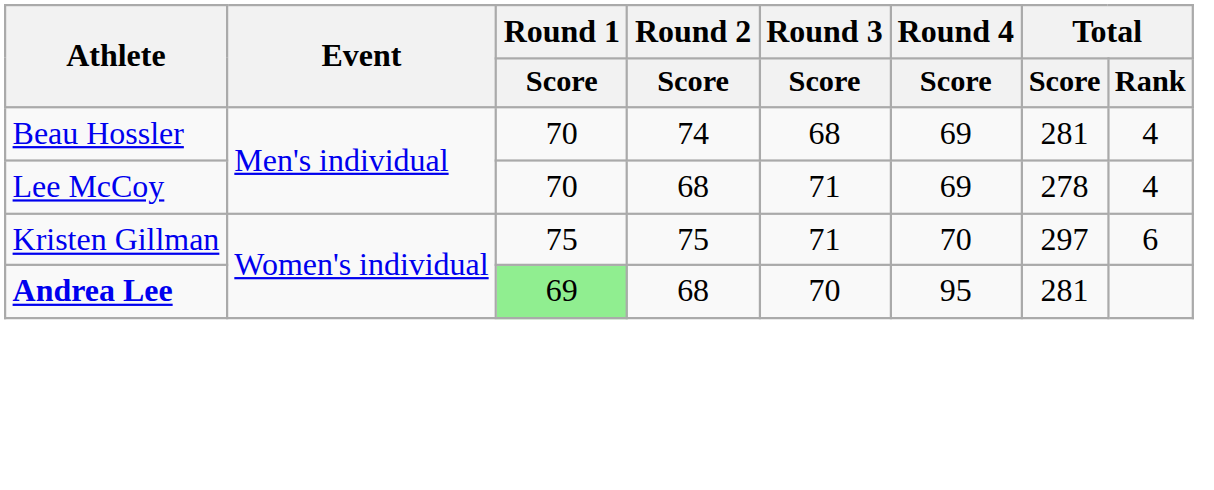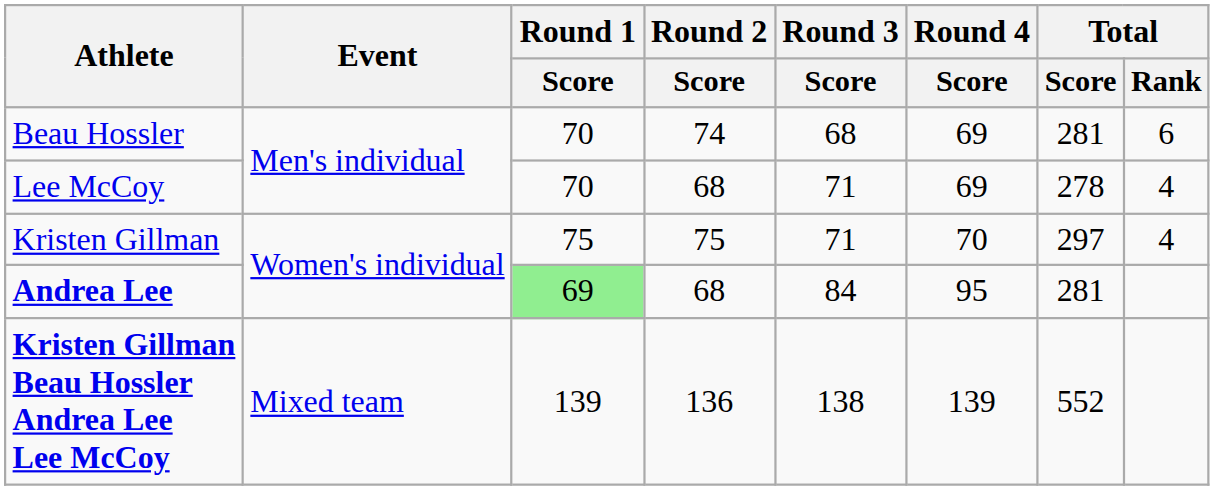(1150, 133) 4 -> (1166, 133) 6
(1150, 239) 6 -> (1166, 239) 4
(824, 292) 70 -> (840, 292) 84
+ row: (124, 401)
